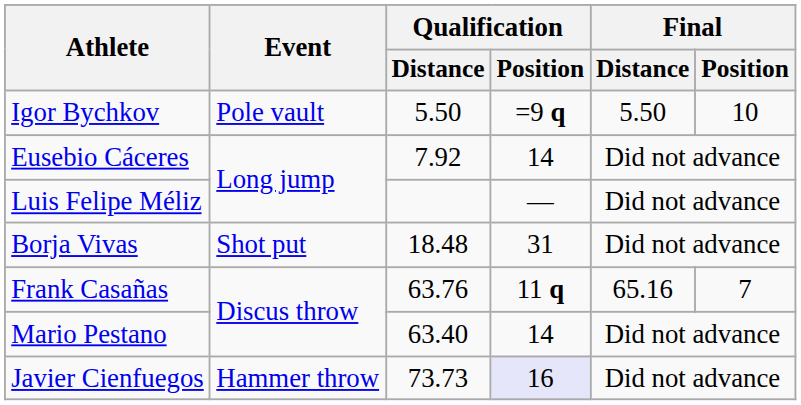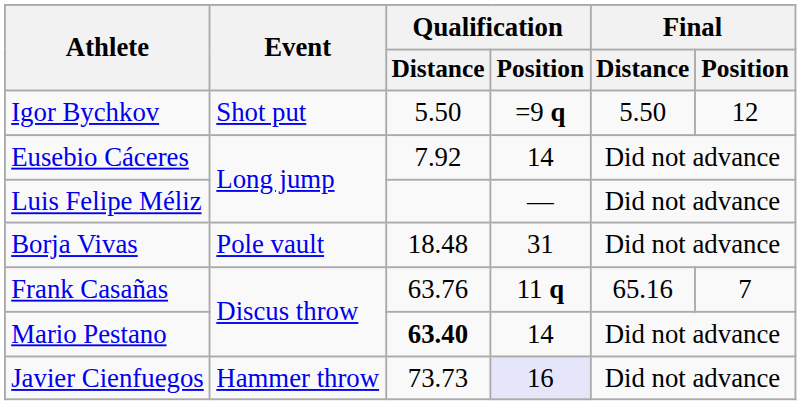(270, 112) Pole vault -> (261, 112) Shot put
(745, 112) 10 -> (745, 112) 12
(261, 245) Shot put -> (270, 245) Pole vault
(438, 333) normal -> (438, 333) bold
